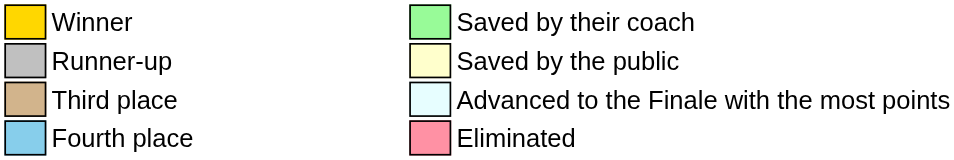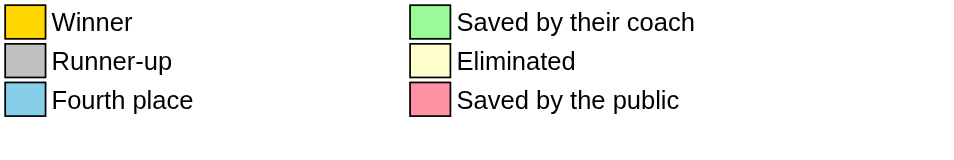(568, 61) Saved by the public -> (516, 61) Eliminated
- row: (115, 99)
(516, 138) Eliminated -> (568, 99) Saved by the public
